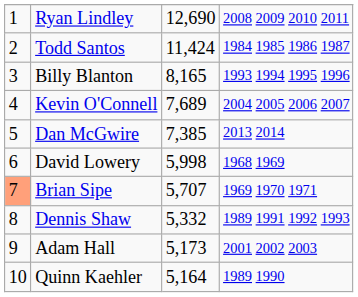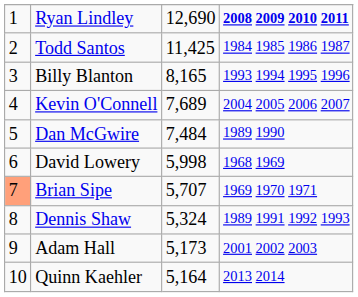(286, 18) normal -> (286, 18) bold
(190, 47) 11,424 -> (190, 47) 11,425
(186, 133) 7,385 -> (186, 133) 7,484
(254, 133) 2013 2014 -> (254, 133) 1989 1990
(186, 219) 5,332 -> (186, 219) 5,324
(254, 276) 1989 1990 -> (254, 276) 2013 2014
